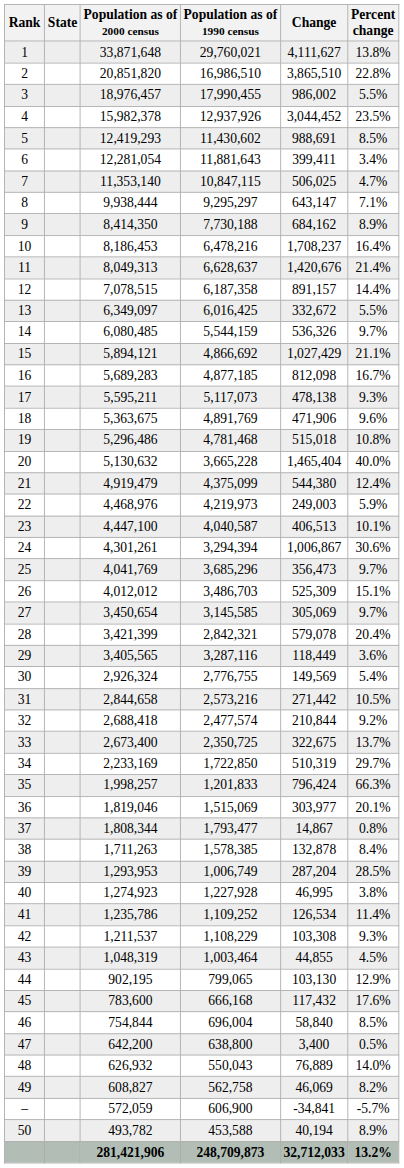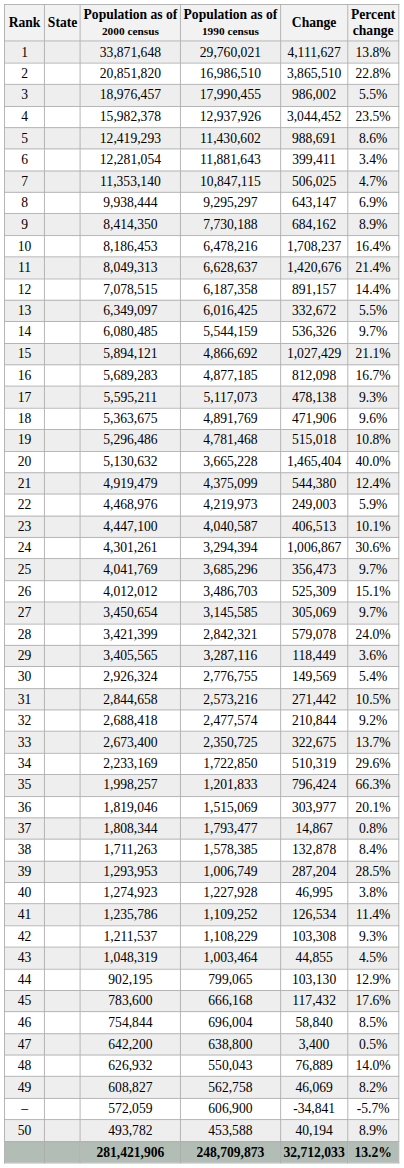(373, 138) 8.5% -> (373, 138) 8.6%
(373, 203) 7.1% -> (373, 203) 6.9%
(373, 634) 20.4% -> (373, 634) 24.0%
(373, 763) 29.7% -> (373, 763) 29.6%
